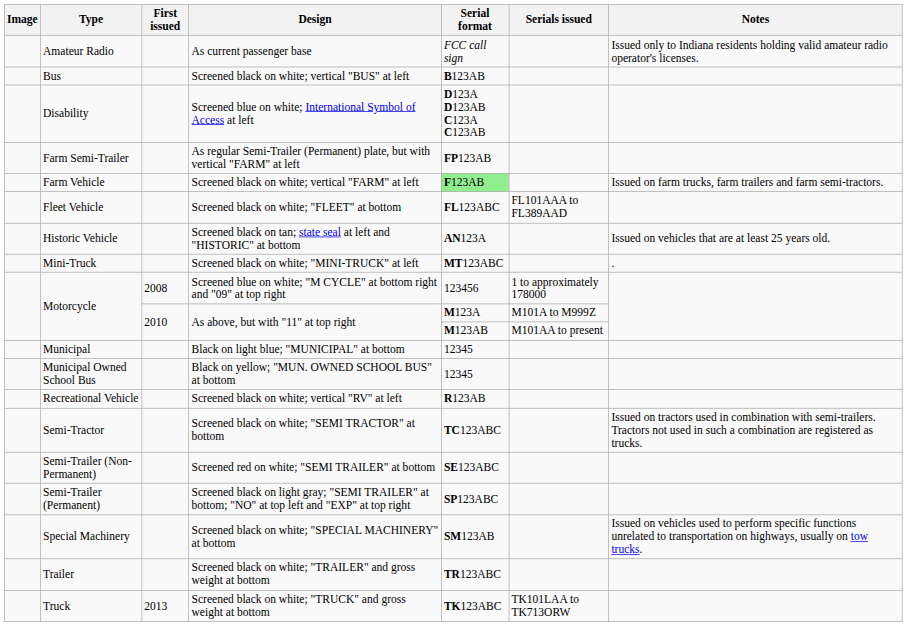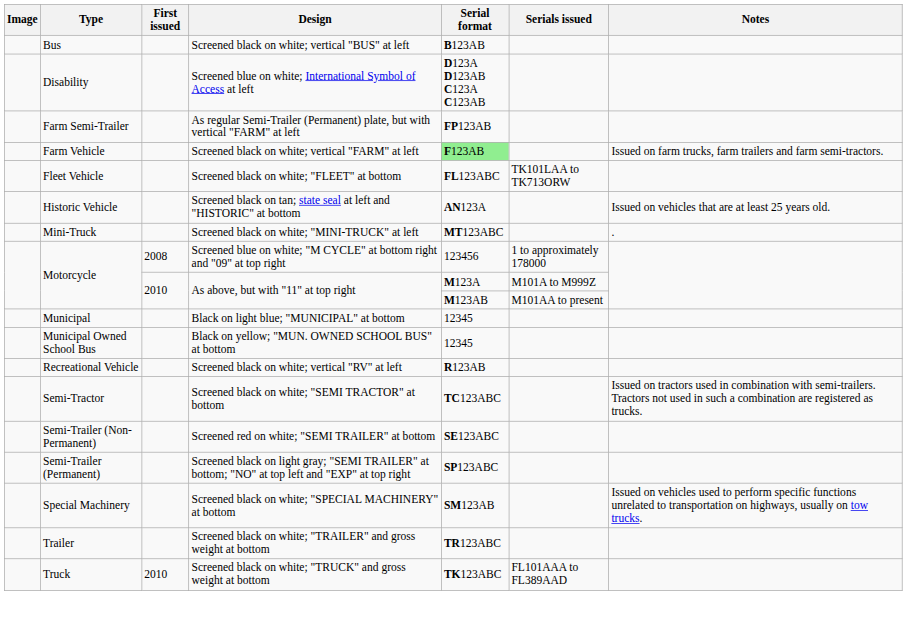- row: (78, 51)
(545, 207) FL101AAA to FL389AAD -> (545, 176) TK101LAA to TK713ORW
(156, 605) 2013 -> (156, 574) 2010
(545, 605) TK101LAA to TK713ORW -> (545, 574) FL101AAA to FL389AAD
